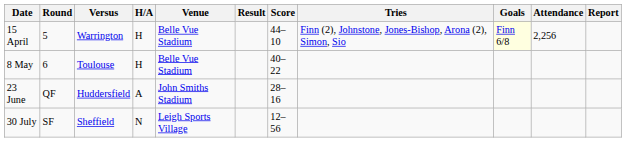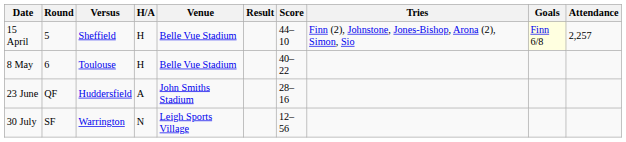- column: (603, 13)
(100, 36) Warrington -> (97, 36) Sheffield
(545, 36) 2,256 -> (580, 36) 2,257
(96, 123) Sheffield -> (102, 123) Warrington
